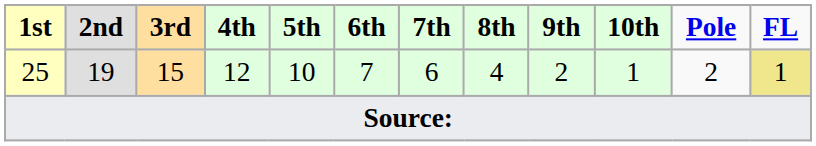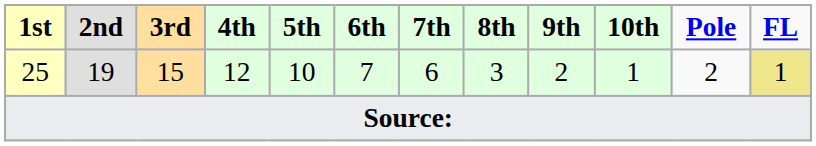(497, 72) 4 -> (497, 72) 3
